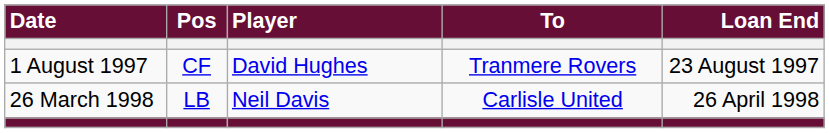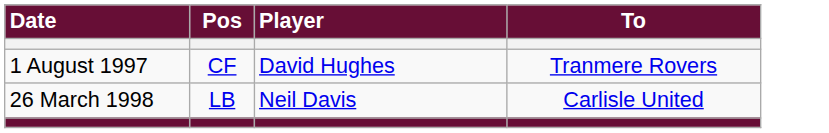- column: (743, 44)
